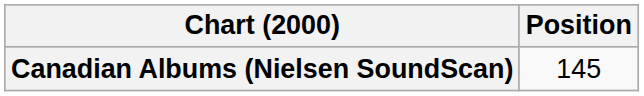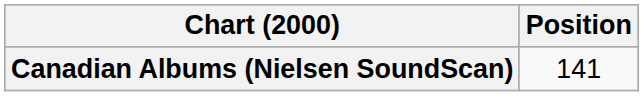(579, 68) 145 -> (579, 68) 141
